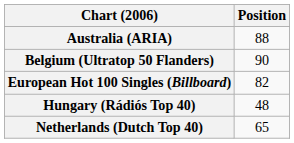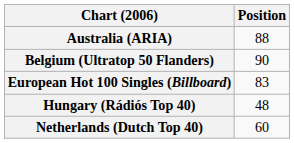(262, 82) 82 -> (262, 82) 83
(262, 127) 65 -> (262, 127) 60
